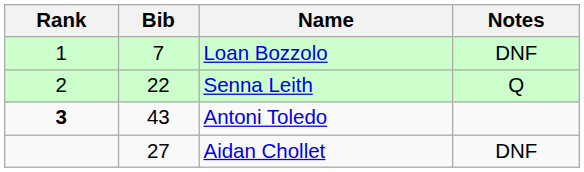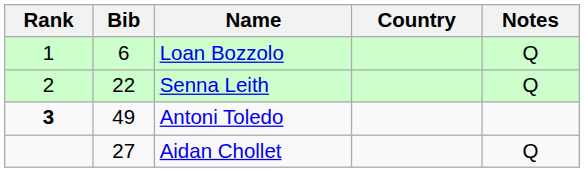+ column: (417, 20)
(158, 53) 7 -> (124, 53) 6
(516, 53) DNF -> (530, 53) Q
(158, 118) 43 -> (124, 118) 49
(516, 150) DNF -> (530, 150) Q
